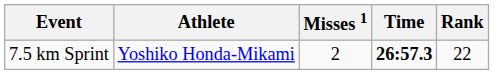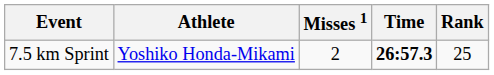(462, 54) 22 -> (462, 54) 25
